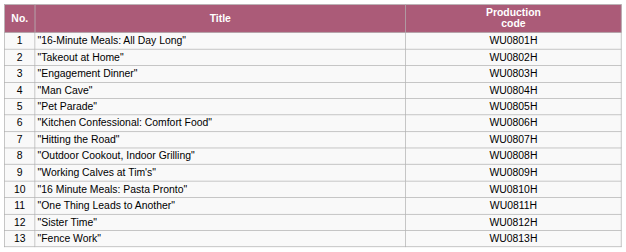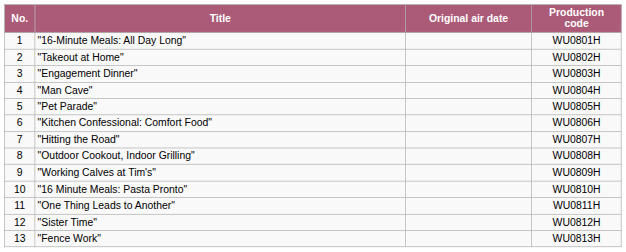+ column: (469, 18)
